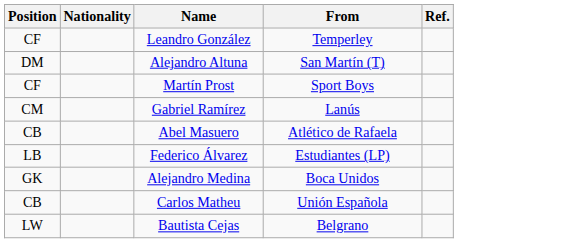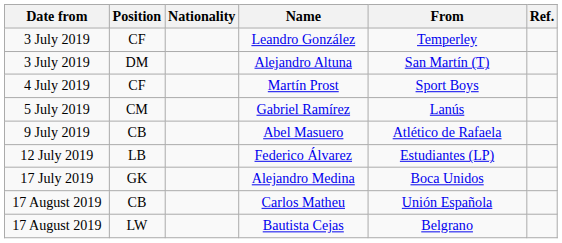+ column: (57, 16)
